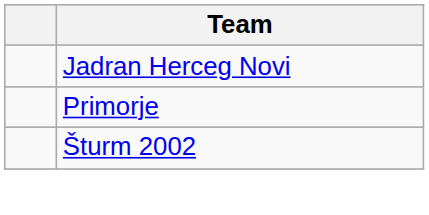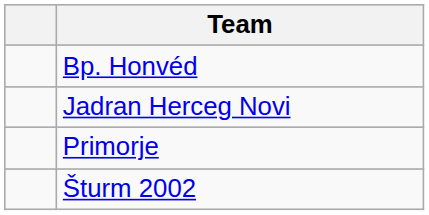+ row: (130, 65)
